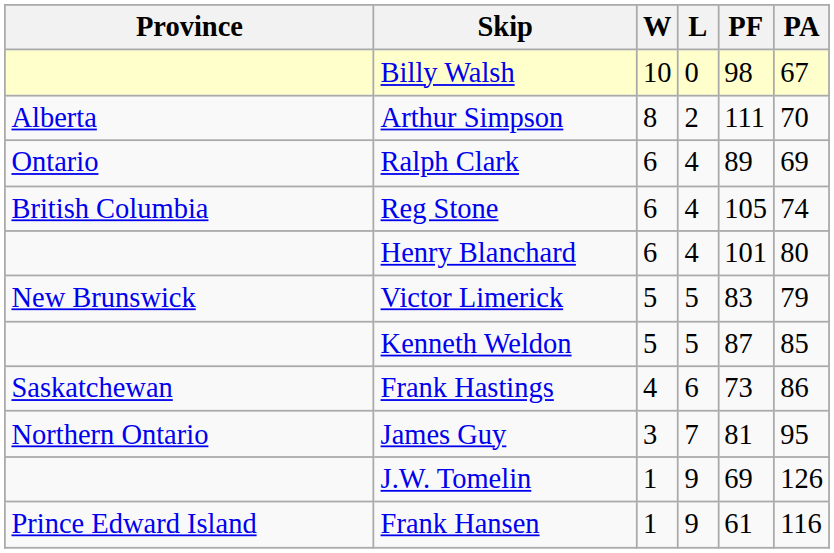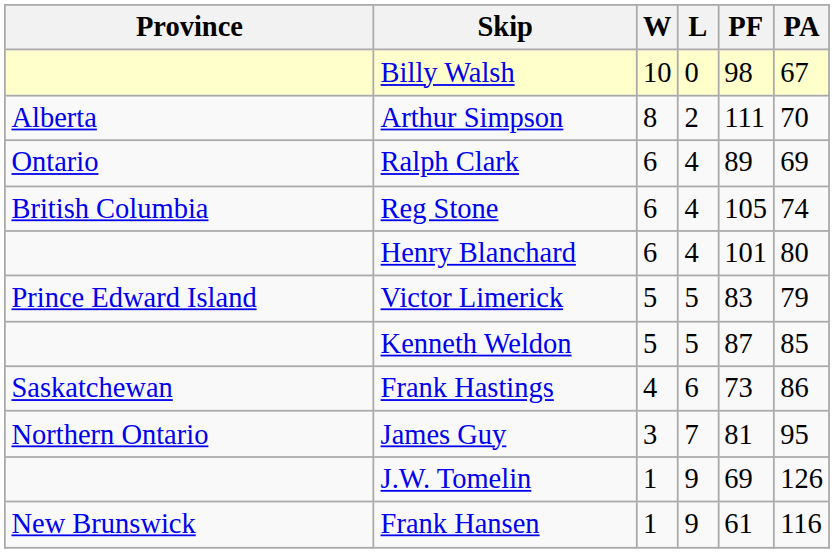(104, 298) New Brunswick -> (134, 298) Prince Edward Island
(134, 523) Prince Edward Island -> (104, 523) New Brunswick
